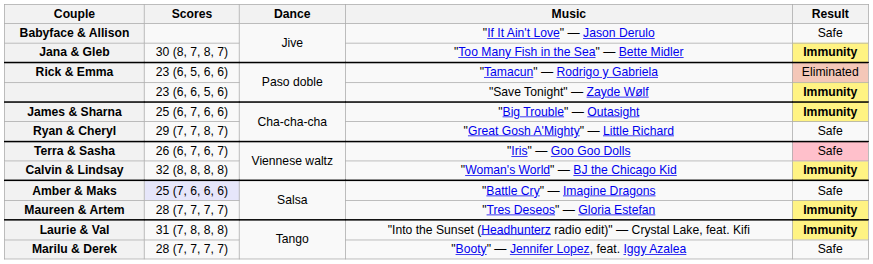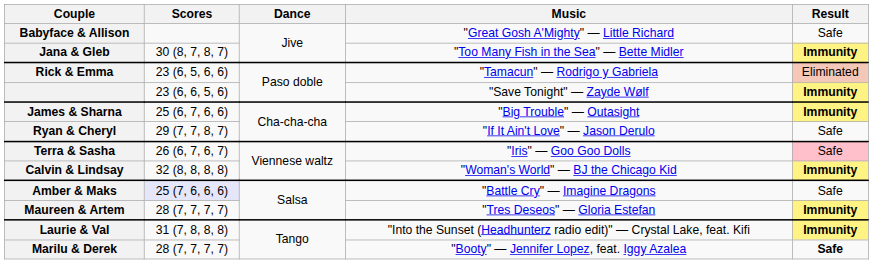(569, 33) "If It Ain't Love" — Jason Derulo -> (569, 33) "Great Gosh A'Mighty" — Little Richard
(569, 131) "Great Gosh A'Mighty" — Little Richard -> (569, 131) "If It Ain't Love" — Jason Derulo
(830, 249) normal -> (830, 249) bold
